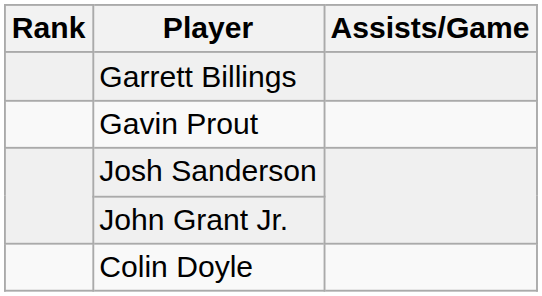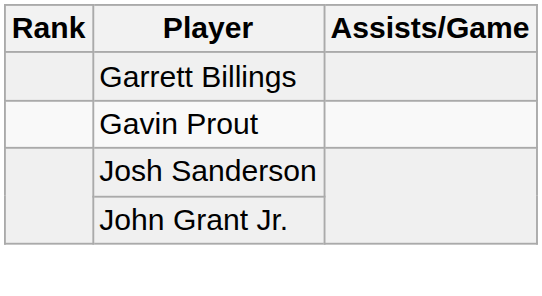- row: (176, 266)
